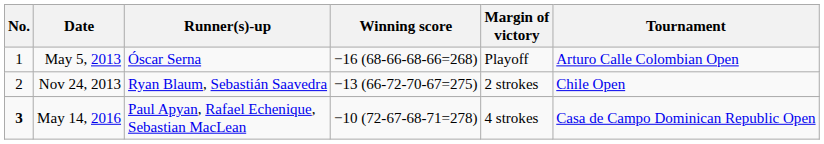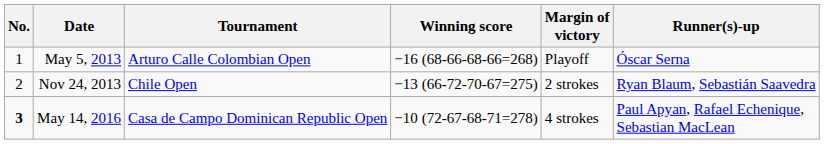columns swapped: (686, 26) <-> (228, 26)
